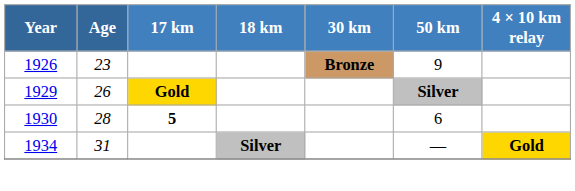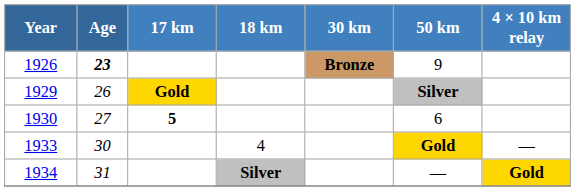(102, 64) normal -> (102, 64) bold
(102, 118) 28 -> (102, 118) 27
+ row: (41, 145)
